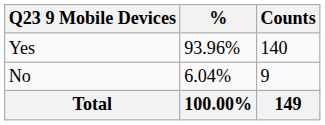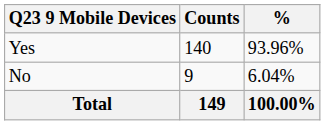columns swapped: (288, 18) <-> (218, 18)
